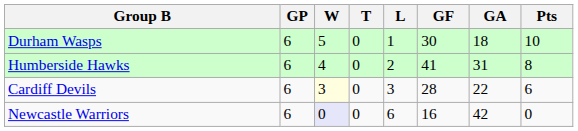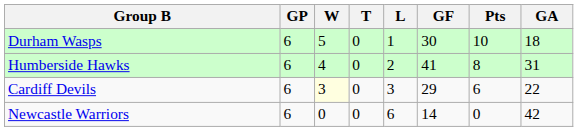columns swapped: (495, 16) <-> (547, 16)
(429, 89) 28 -> (429, 89) 29
(322, 114) lavender background -> (322, 114) no background
(429, 114) 16 -> (429, 114) 14
